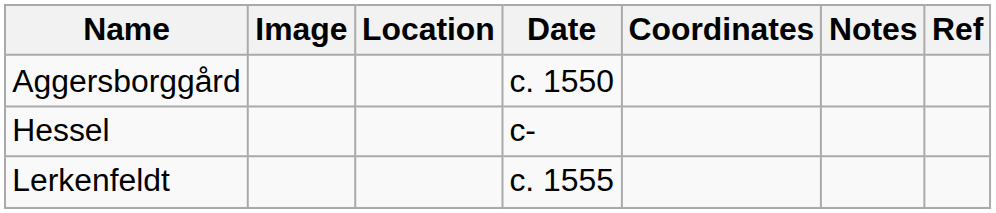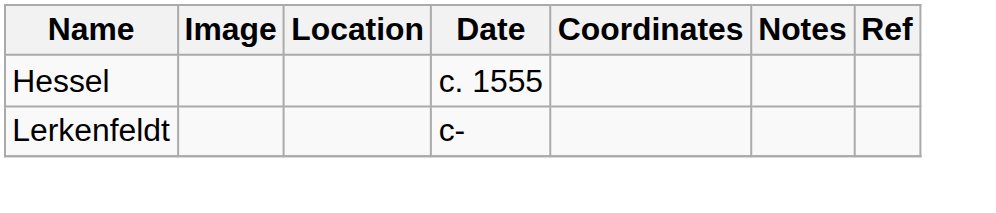- row: (127, 80)
(523, 130) c- -> (491, 80) c. 1555
(562, 181) c. 1555 -> (452, 130) c-
